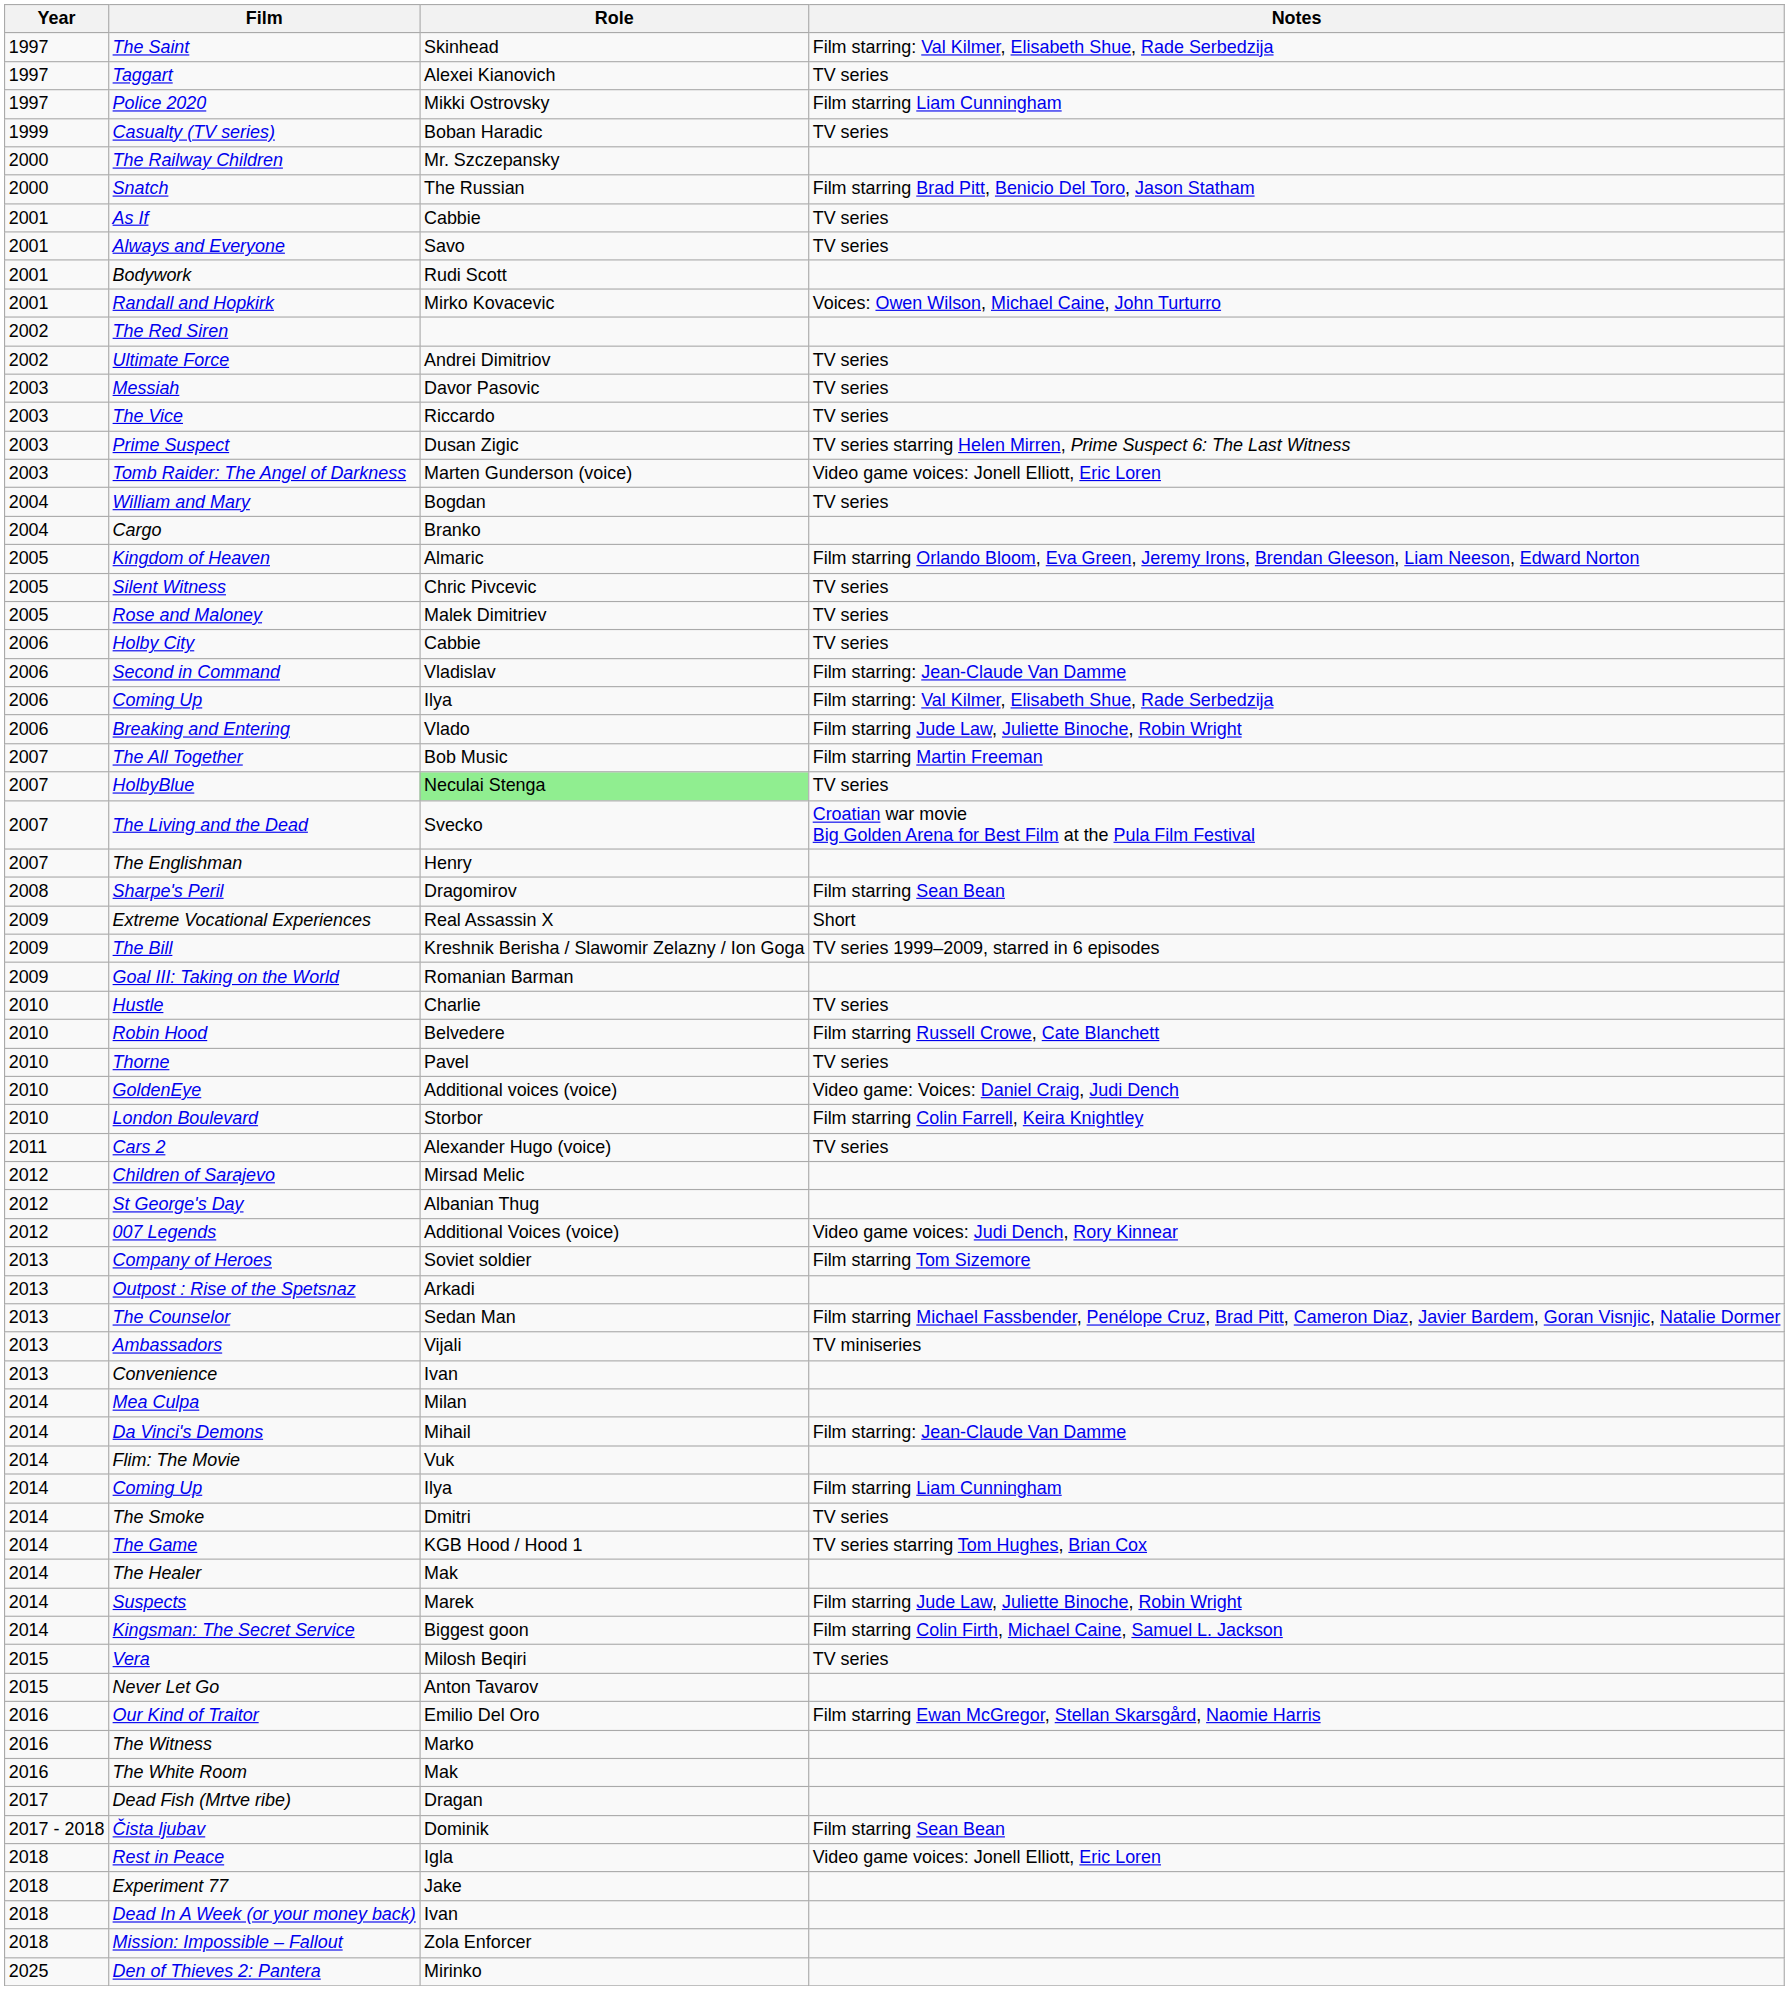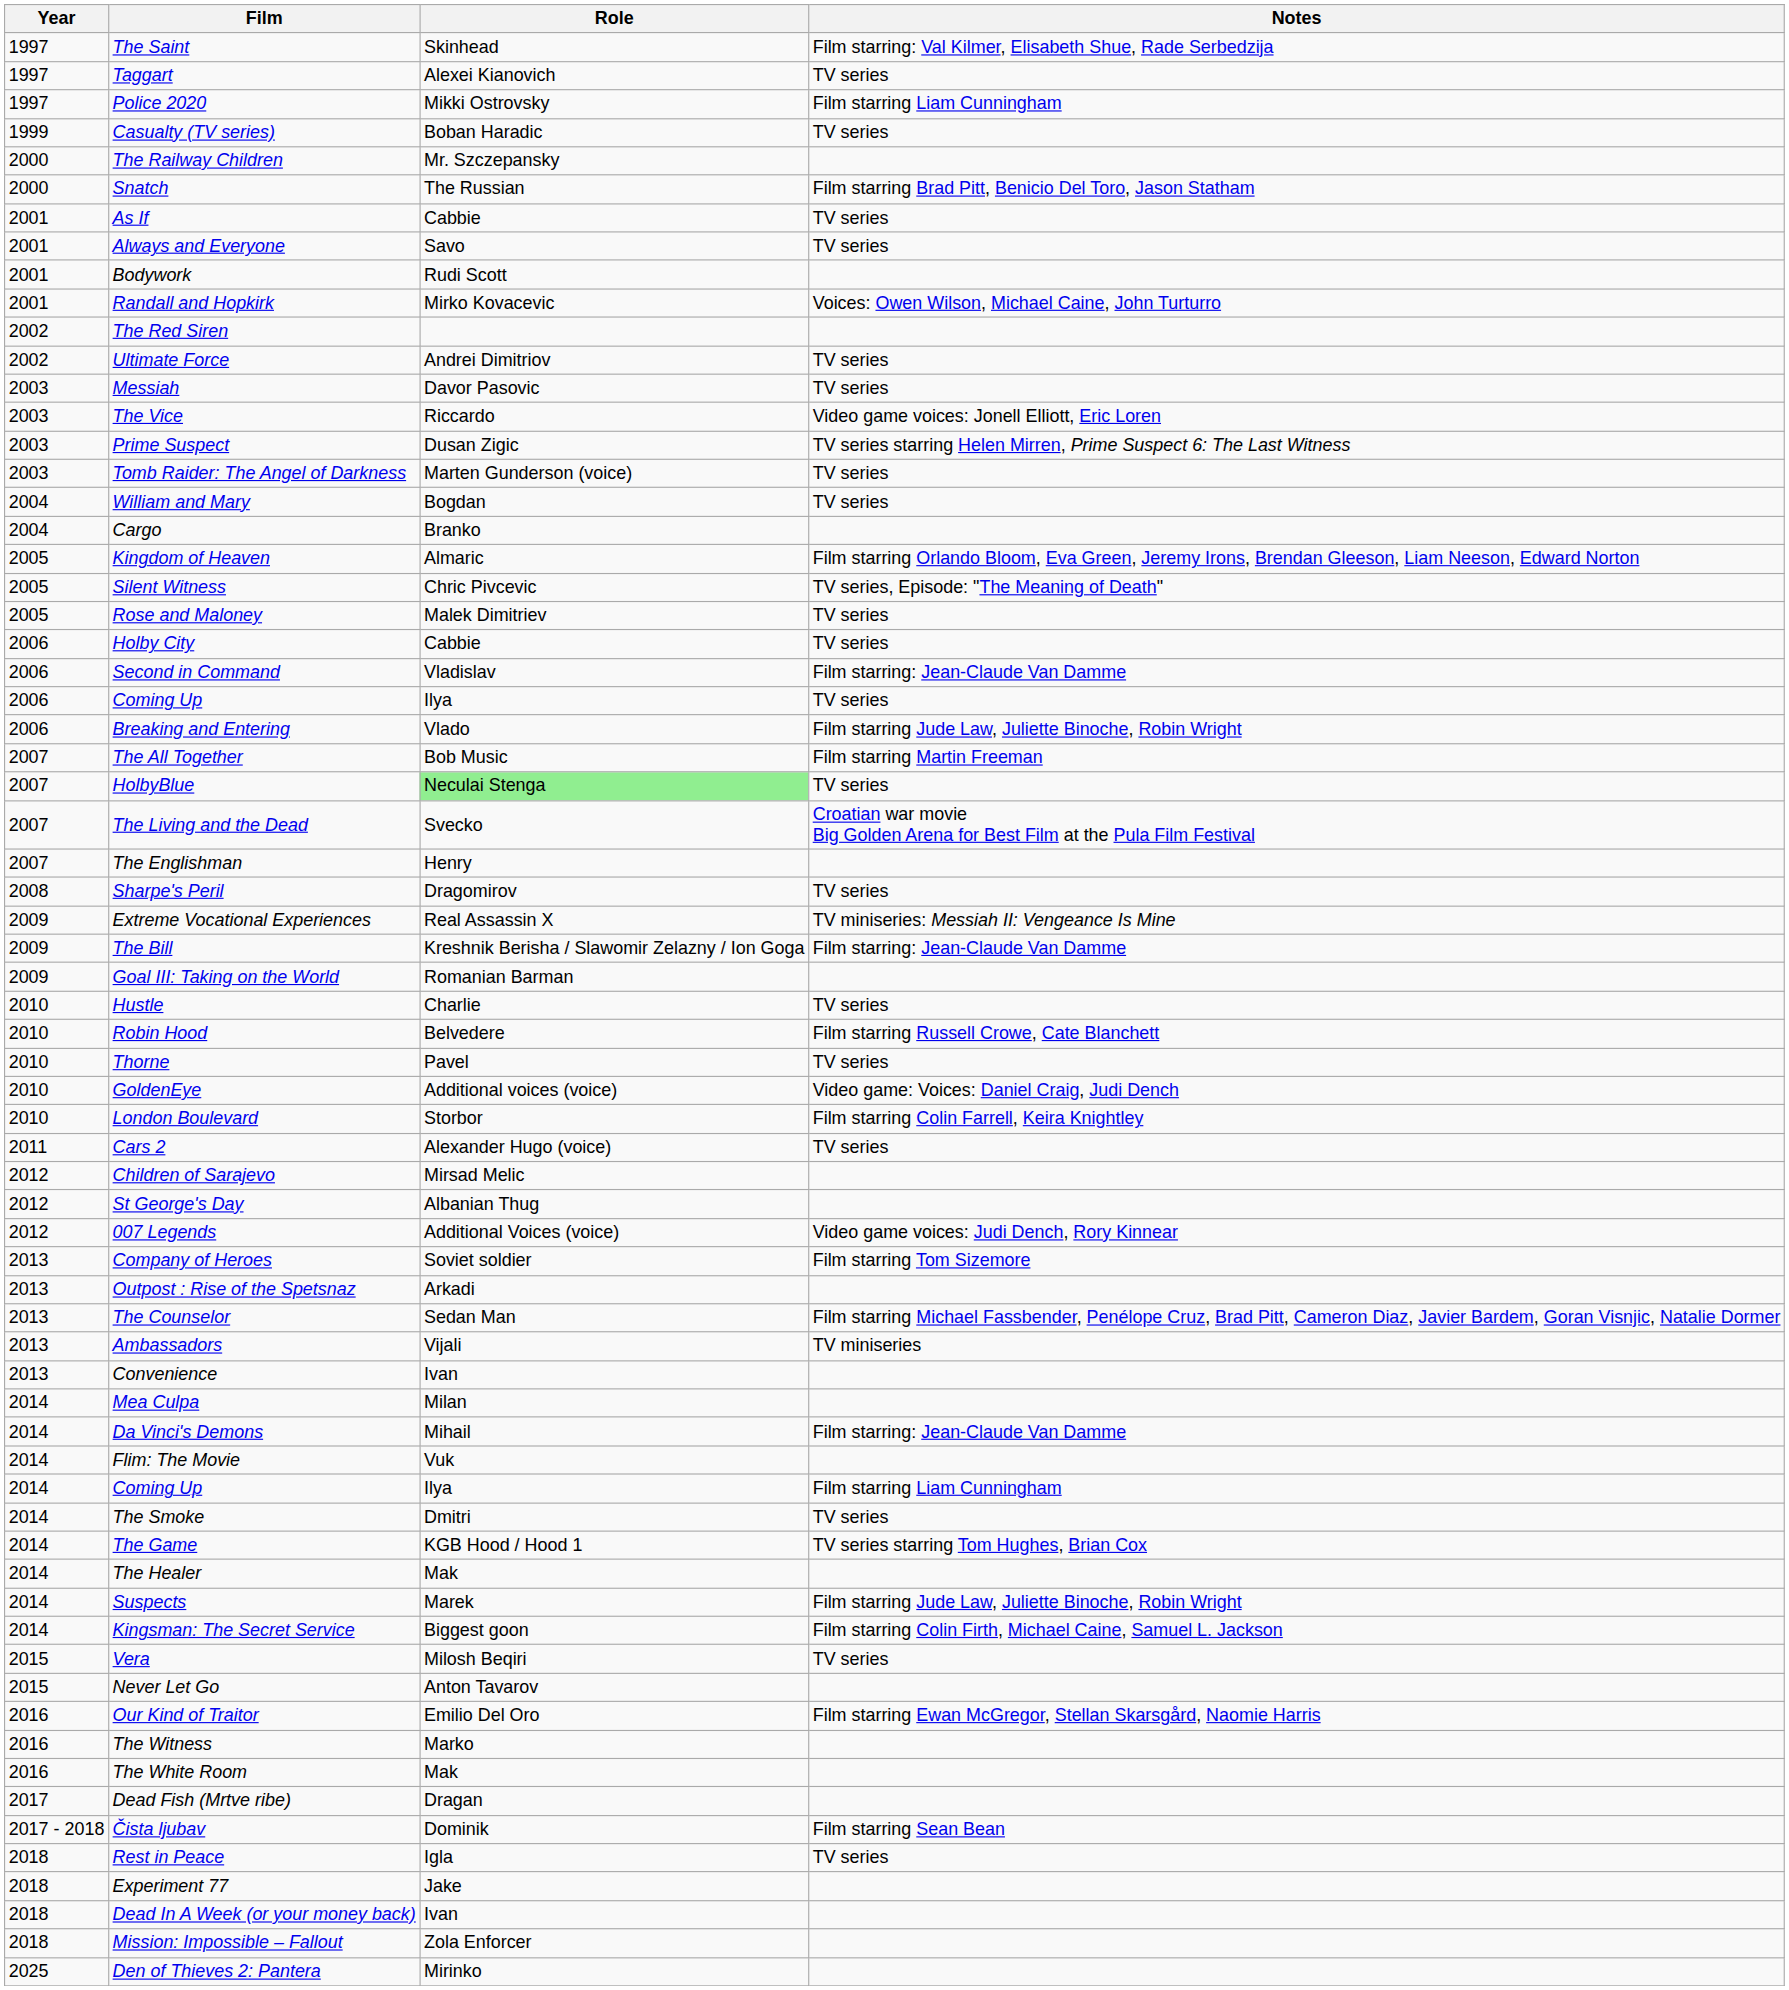(851, 416) TV series -> (987, 416) Video game voices: Jonell Elliott, Eric Loren
(987, 473) Video game voices: Jonell Elliott, Eric Loren -> (851, 473) TV series
(851, 587) TV series -> (988, 587) TV series, Episode: "The Meaning of Death"
(1043, 700) Film starring: Val Kilmer, Elisabeth Shue, Rade Serbedzija -> (851, 700) TV series
(909, 891) Film starring Sean Bean -> (851, 891) TV series
(834, 919) Short -> (994, 919) TV miniseries: Messiah II: Vengeance Is Mine
(986, 948) TV series 1999–2009, starred in 6 episodes -> (969, 948) Film starring: Jean-Claude Van Damme
(987, 1857) Video game voices: Jonell Elliott, Eric Loren -> (851, 1857) TV series
